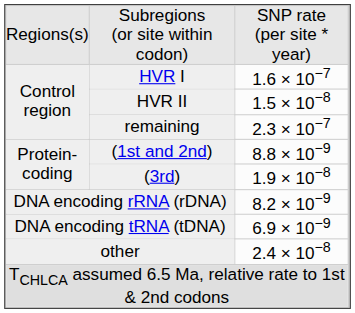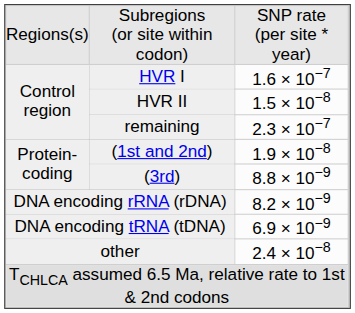(291, 151) 8.8 × 10−9 -> (291, 151) 1.9 × 10−8
(291, 176) 1.9 × 10−8 -> (291, 176) 8.8 × 10−9
